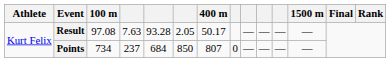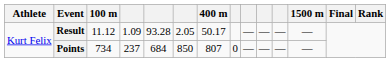(103, 31) 97.08 -> (103, 31) 11.12
(132, 31) 7.63 -> (132, 31) 1.09
